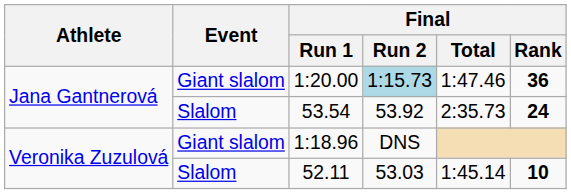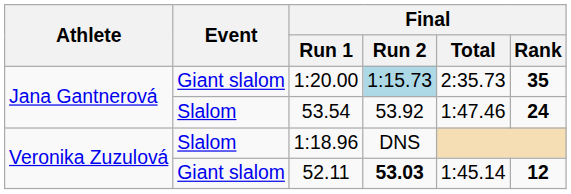(473, 81) 1:47.46 -> (473, 81) 2:35.73
(538, 81) 36 -> (538, 81) 35
(473, 111) 2:35.73 -> (473, 111) 1:47.46
(231, 142) Giant slalom -> (207, 142) Slalom
(207, 173) Slalom -> (231, 173) Giant slalom
(400, 173) normal -> (400, 173) bold
(538, 173) 10 -> (538, 173) 12
